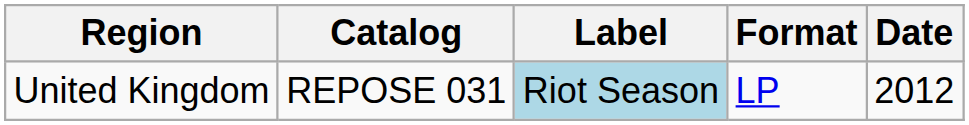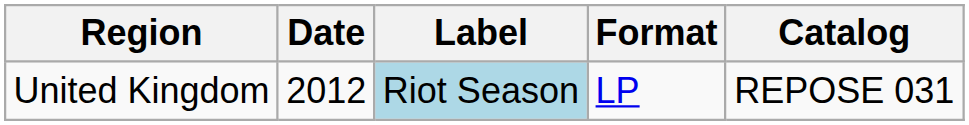columns swapped: (914, 33) <-> (396, 33)
